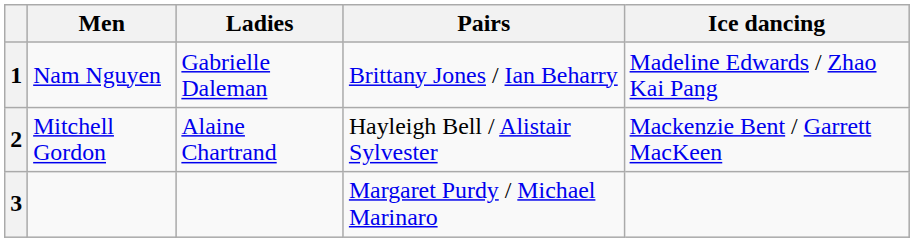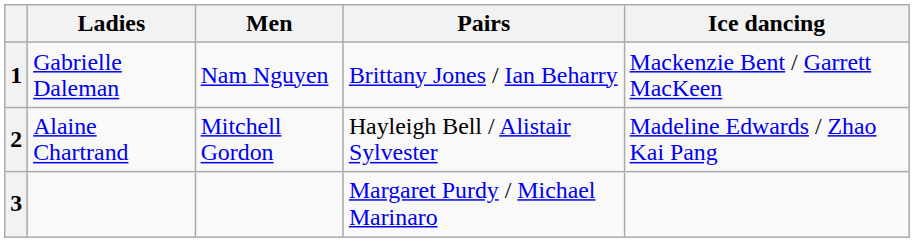columns swapped: (102, 23) <-> (260, 23)
(753, 74) Madeline Edwards / Zhao Kai Pang -> (750, 74) Mackenzie Bent / Garrett MacKeen
(750, 139) Mackenzie Bent / Garrett MacKeen -> (753, 139) Madeline Edwards / Zhao Kai Pang
